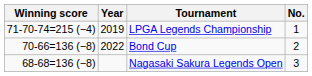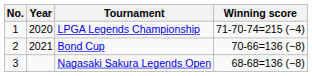columns swapped: (296, 13) <-> (51, 13)
(112, 30) 2019 -> (41, 30) 2020
(112, 47) 2022 -> (41, 47) 2021
